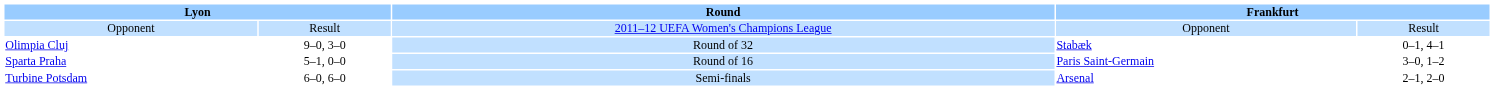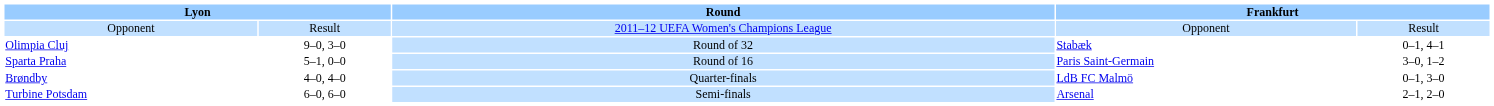+ row: (26, 78)
